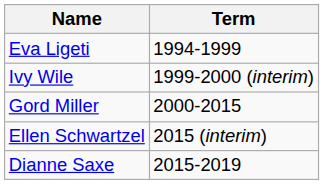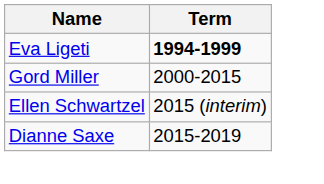(197, 48) normal -> (197, 48) bold
- row: (41, 77)
